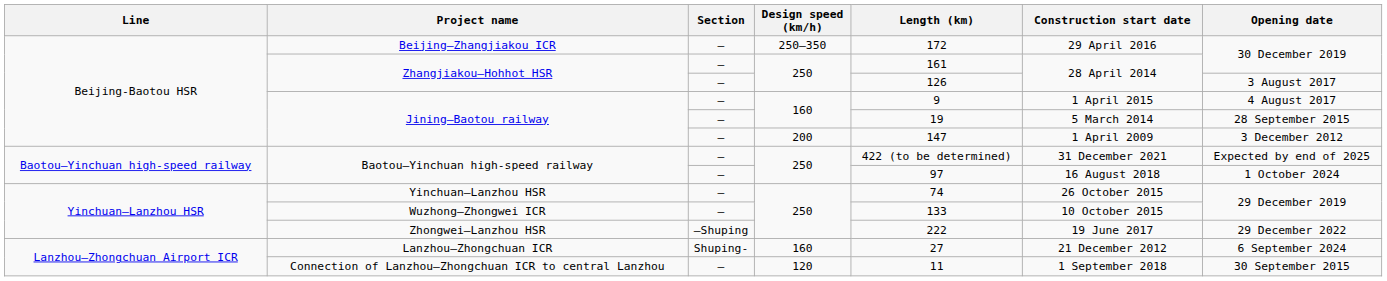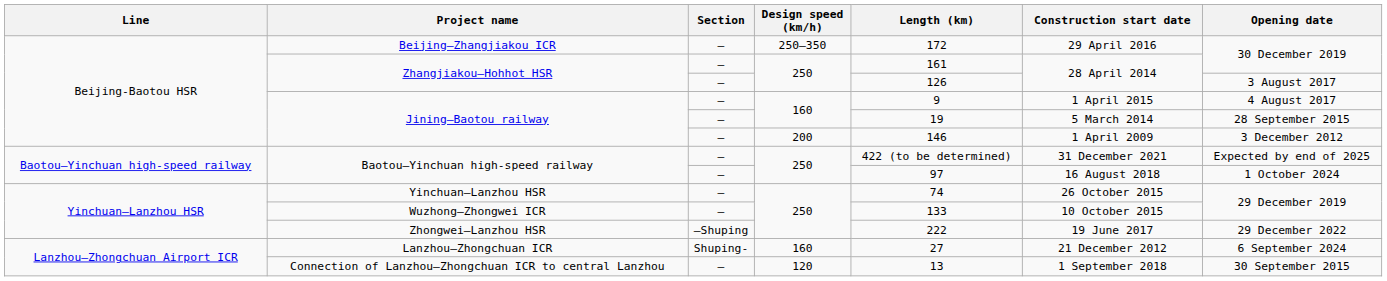(937, 137) 147 -> (937, 137) 146
(937, 266) 11 -> (937, 266) 13
